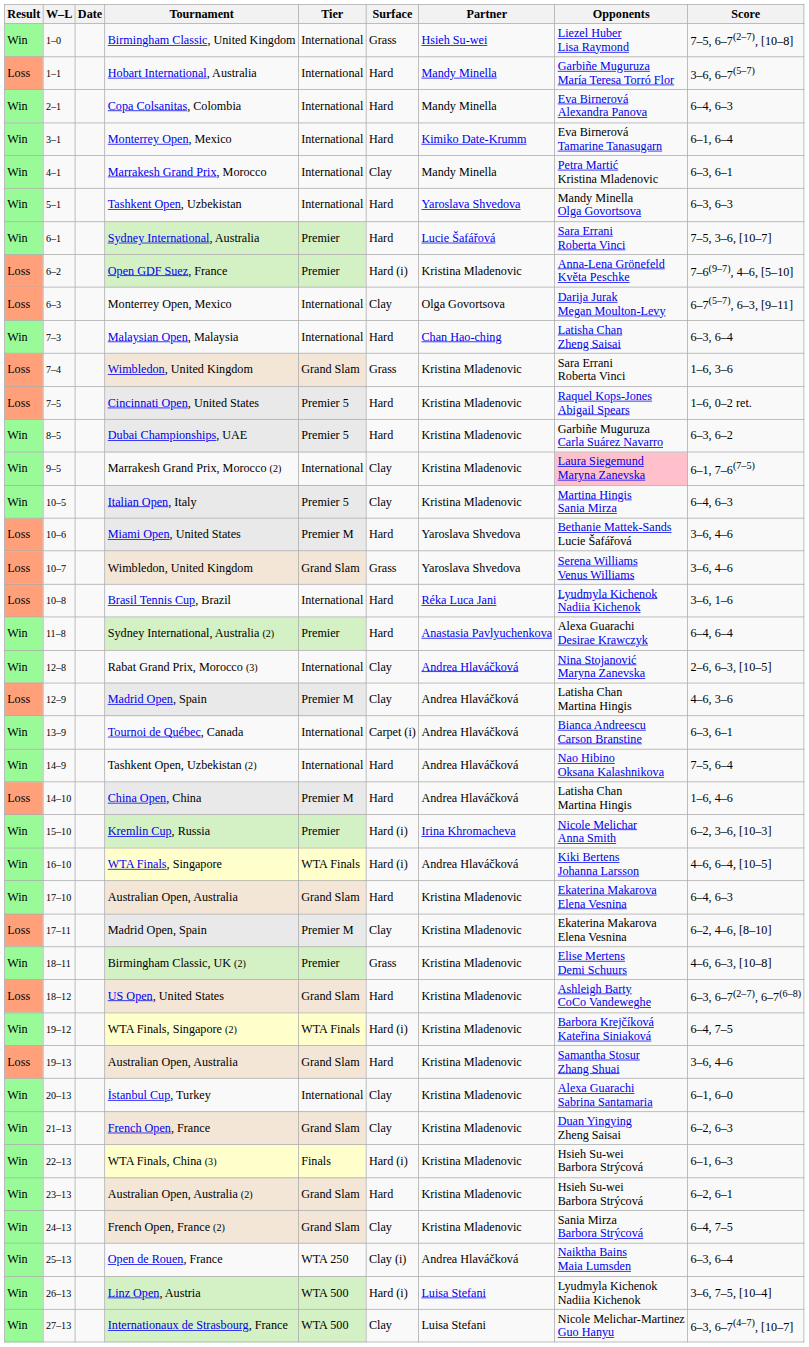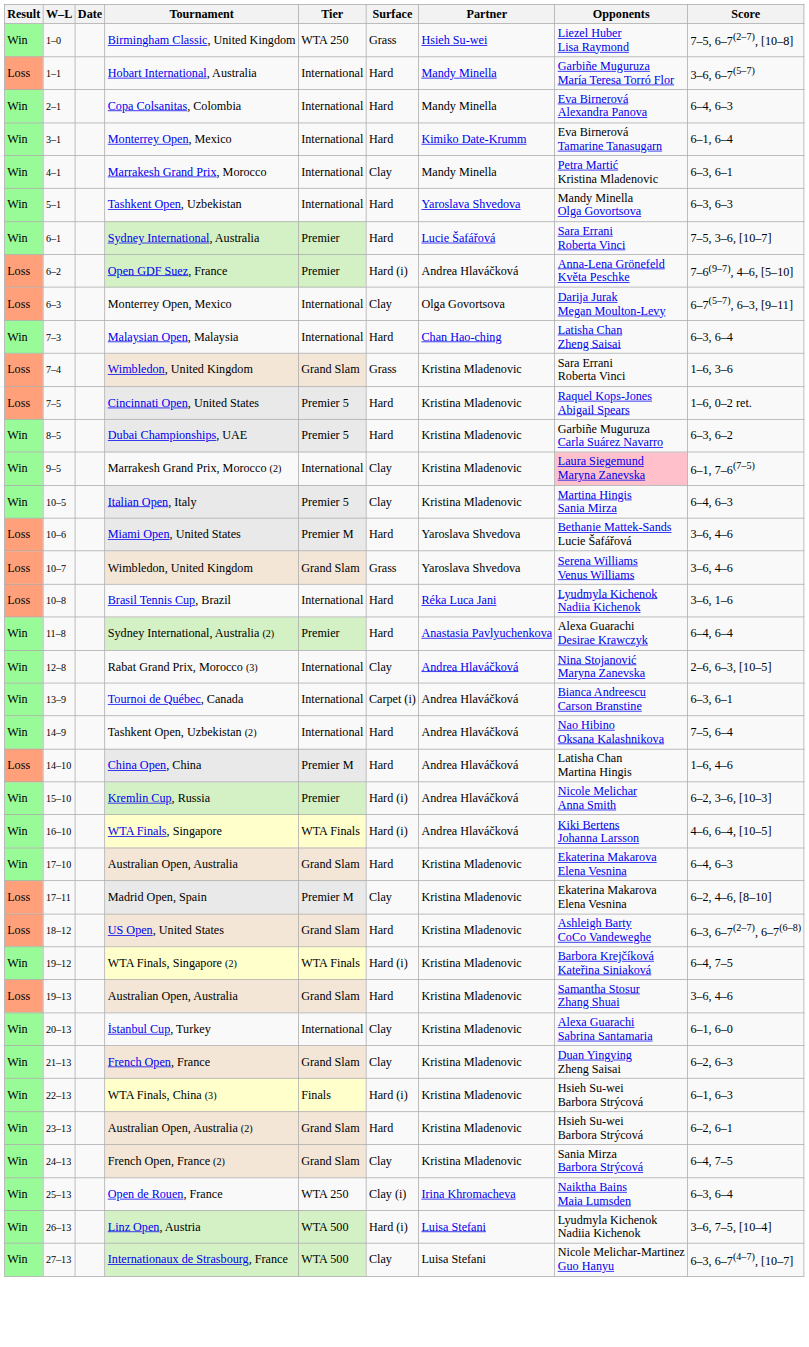(332, 40) International -> (325, 40) WTA 250
(472, 271) Kristina Mladenovic -> (470, 271) Andrea Hlaváčková
- row: (56, 700)
(469, 831) Irina Khromacheva -> (470, 798) Andrea Hlaváčková
- row: (58, 964)
(470, 1259) Andrea Hlaváčková -> (469, 1194) Irina Khromacheva
